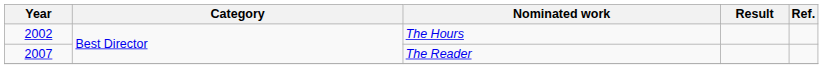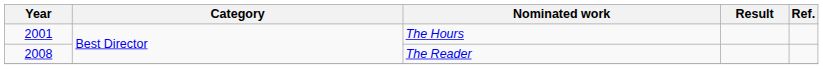(38, 34) 2002 -> (38, 34) 2001
(38, 53) 2007 -> (38, 53) 2008
